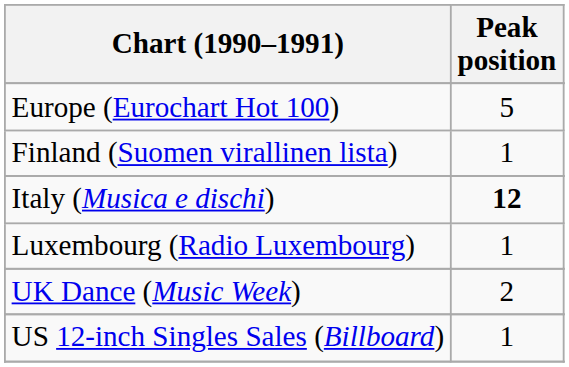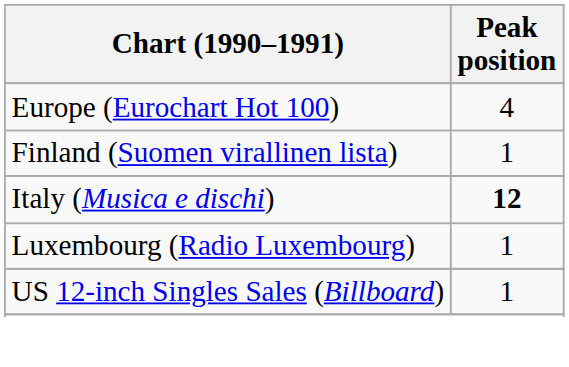(507, 106) 5 -> (507, 106) 4
- row: (156, 291)
